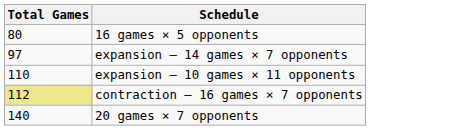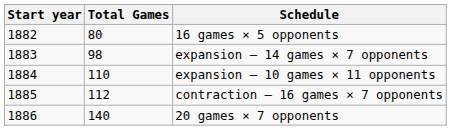+ column: (45, 15)
(15, 55) 97 -> (95, 55) 98
(19, 95) khaki background -> (99, 95) no background
